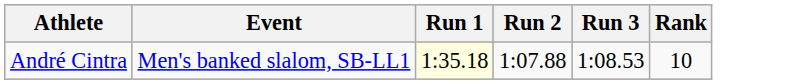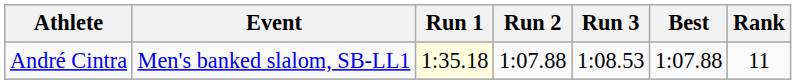+ column: (689, 23)
(681, 60) 10 -> (759, 60) 11
